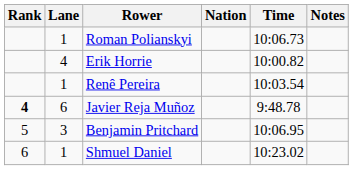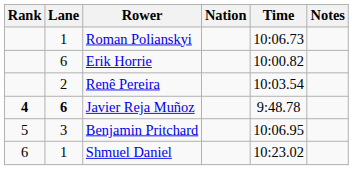(64, 61) 4 -> (64, 61) 6
(64, 84) 1 -> (64, 84) 2
(64, 107) normal -> (64, 107) bold
